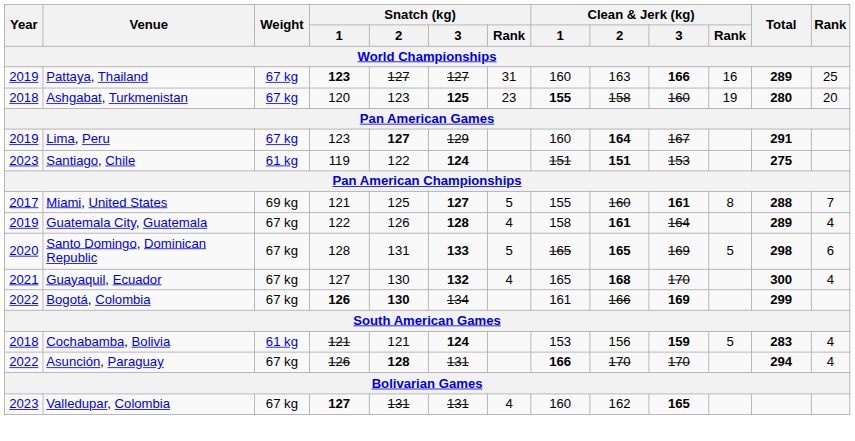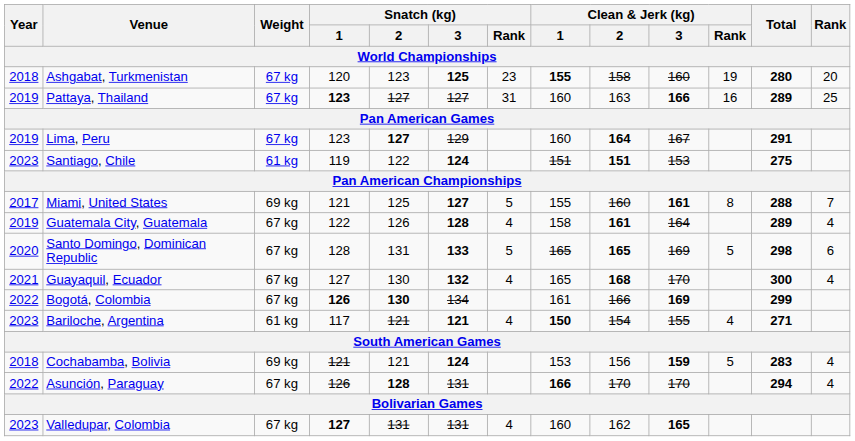rows swapped: (117, 98) <-> (97, 77)
+ row: (105, 320)
(282, 341) 61 kg -> (282, 362) 69 kg
